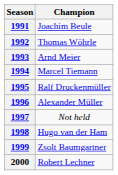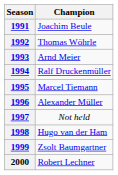(68, 71) Marcel Tiemann -> (74, 71) Ralf Druckenmüller
(74, 86) Ralf Druckenmüller -> (68, 86) Marcel Tiemann
